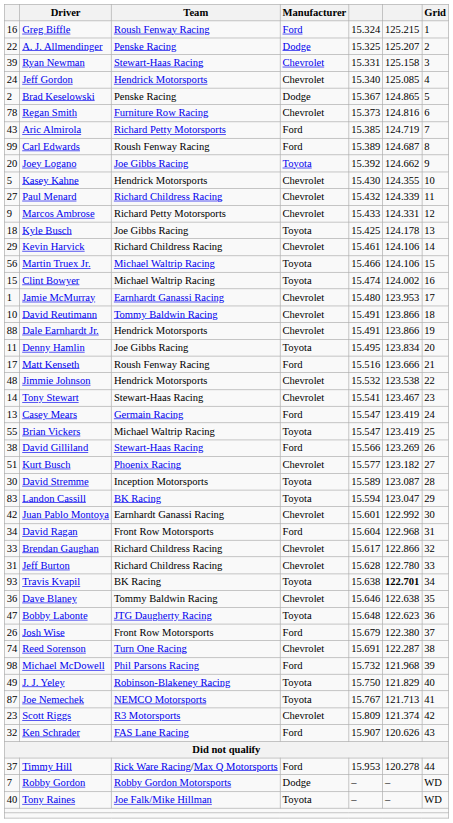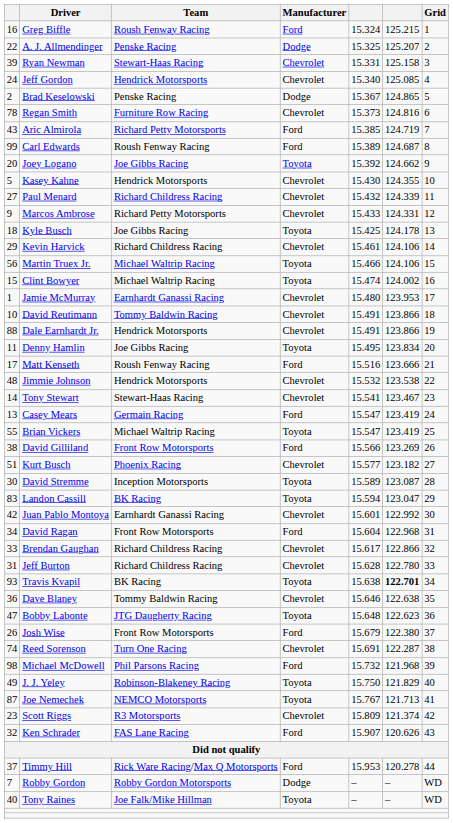(159, 448) Stewart-Haas Racing -> (164, 448) Front Row Motorsports
